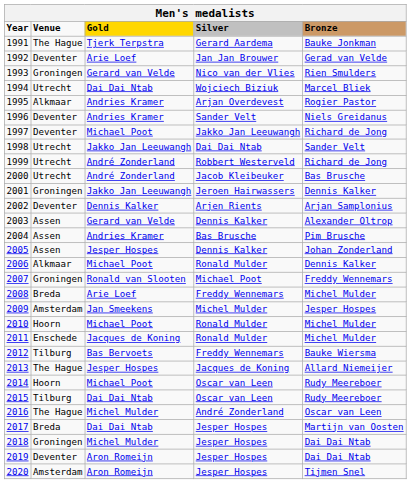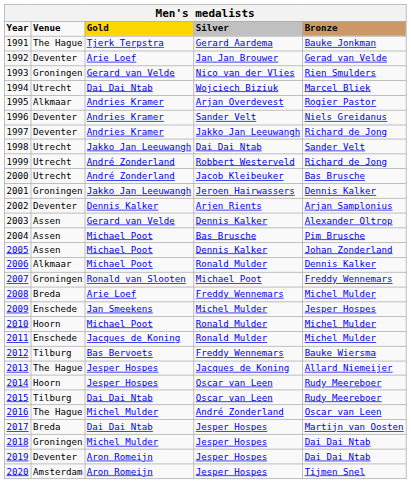(120, 132) Michael Poot -> (125, 132) Andries Kramer
(125, 236) Andries Kramer -> (120, 236) Michael Poot
(123, 250) Jesper Hospes -> (120, 250) Michael Poot
(58, 309) Amsterdam -> (55, 309) Enschede
(120, 383) Michael Poot -> (123, 383) Jesper Hospes
